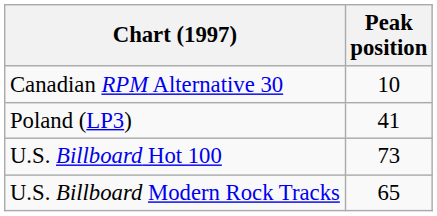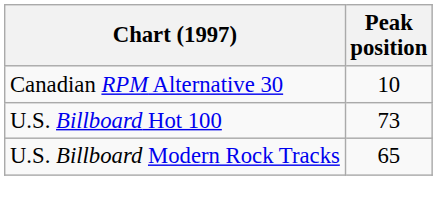- row: (71, 120)
